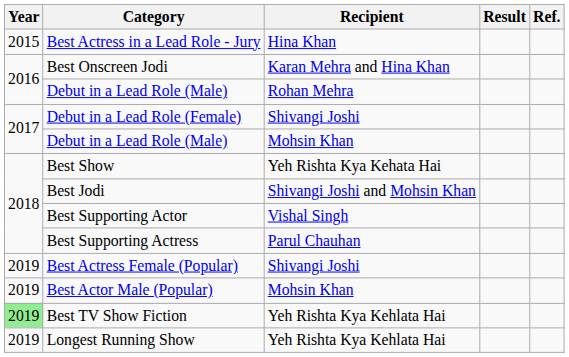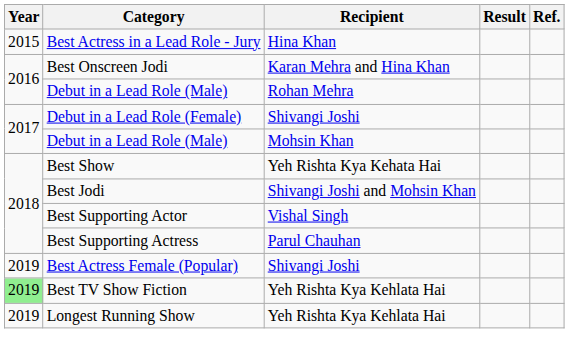- row: (130, 290)
